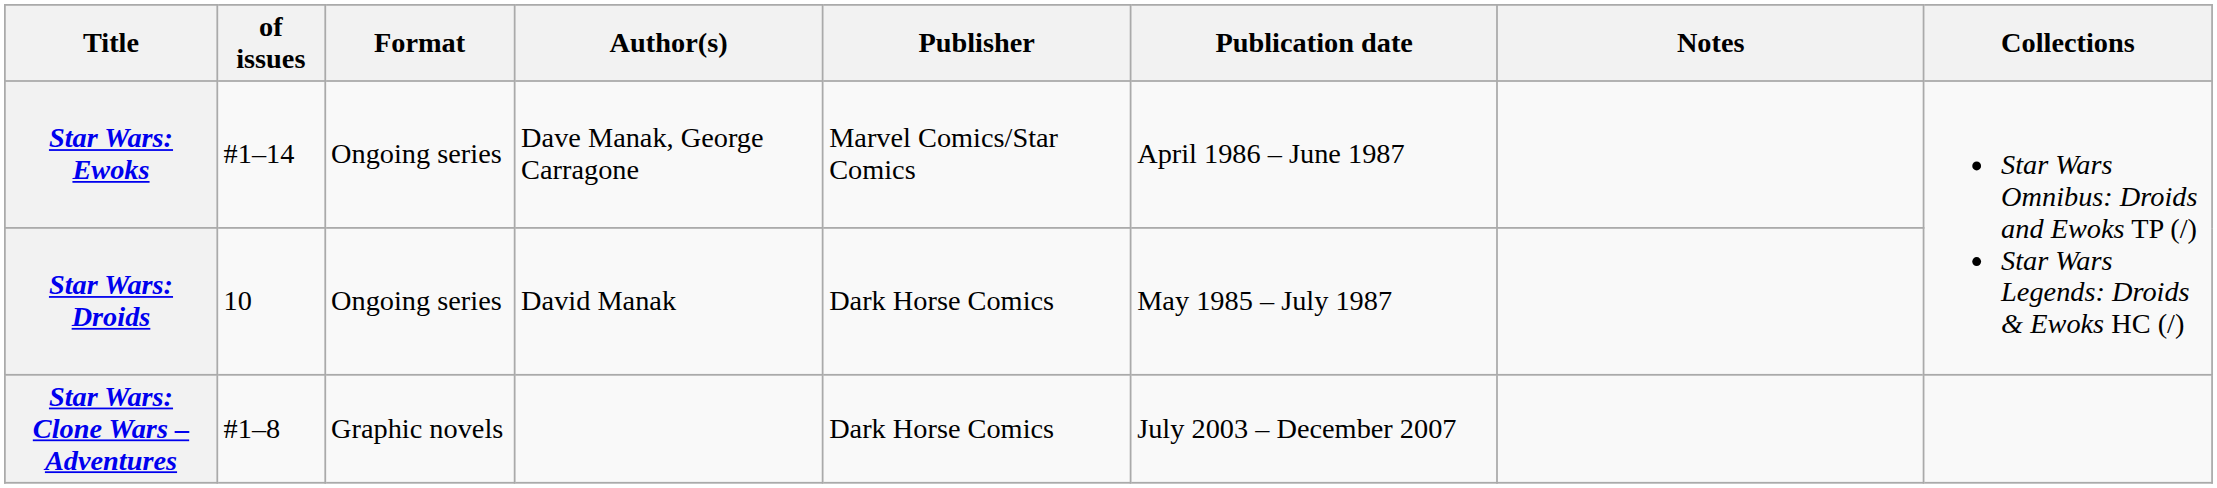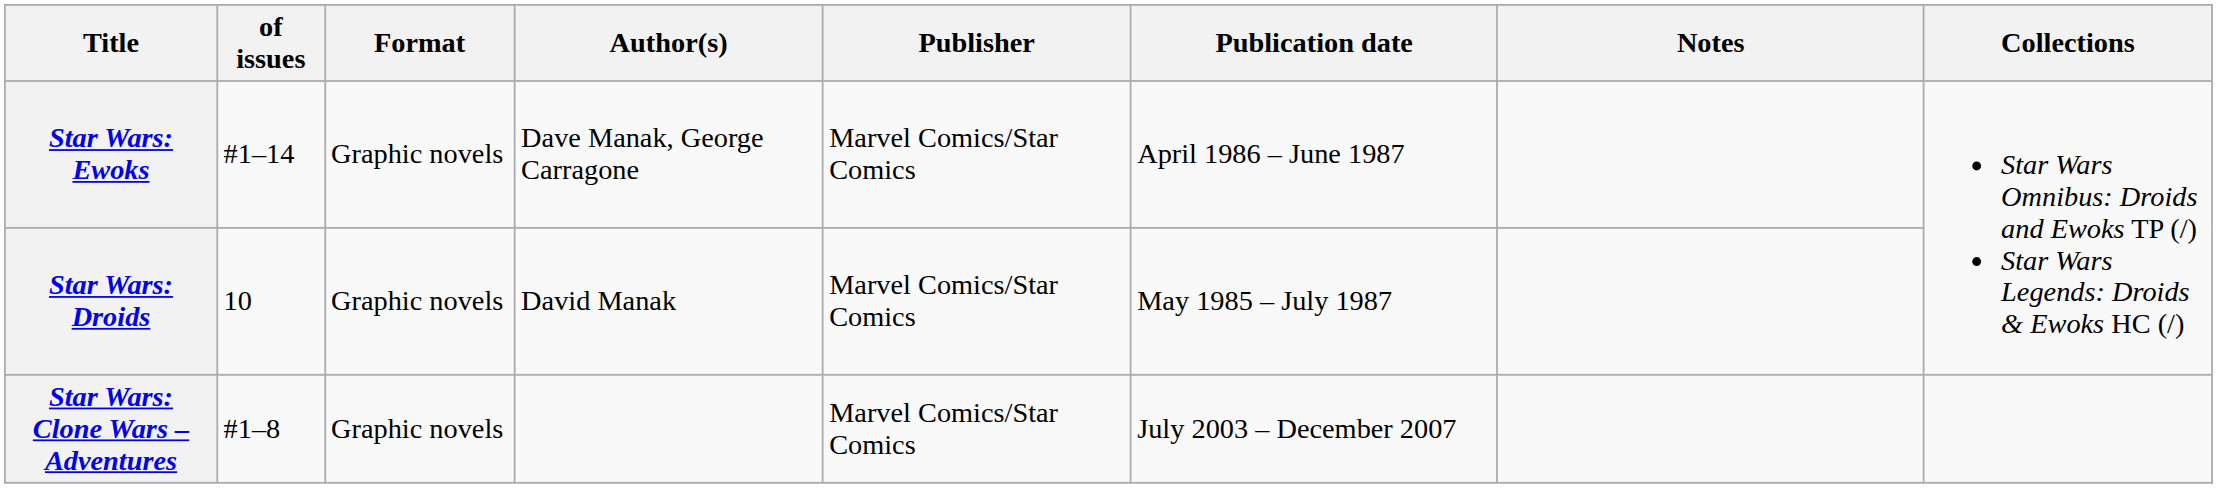(416, 154) Ongoing series -> (417, 154) Graphic novels
(416, 300) Ongoing series -> (417, 300) Graphic novels
(942, 300) Dark Horse Comics -> (944, 300) Marvel Comics/Star Comics
(942, 428) Dark Horse Comics -> (944, 428) Marvel Comics/Star Comics
